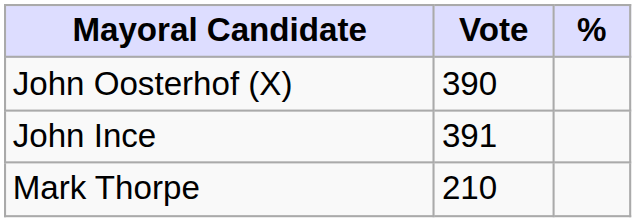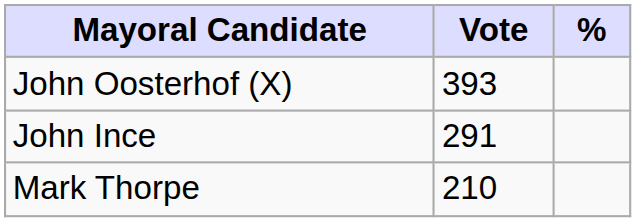(470, 83) 390 -> (470, 83) 393
(470, 135) 391 -> (470, 135) 291
